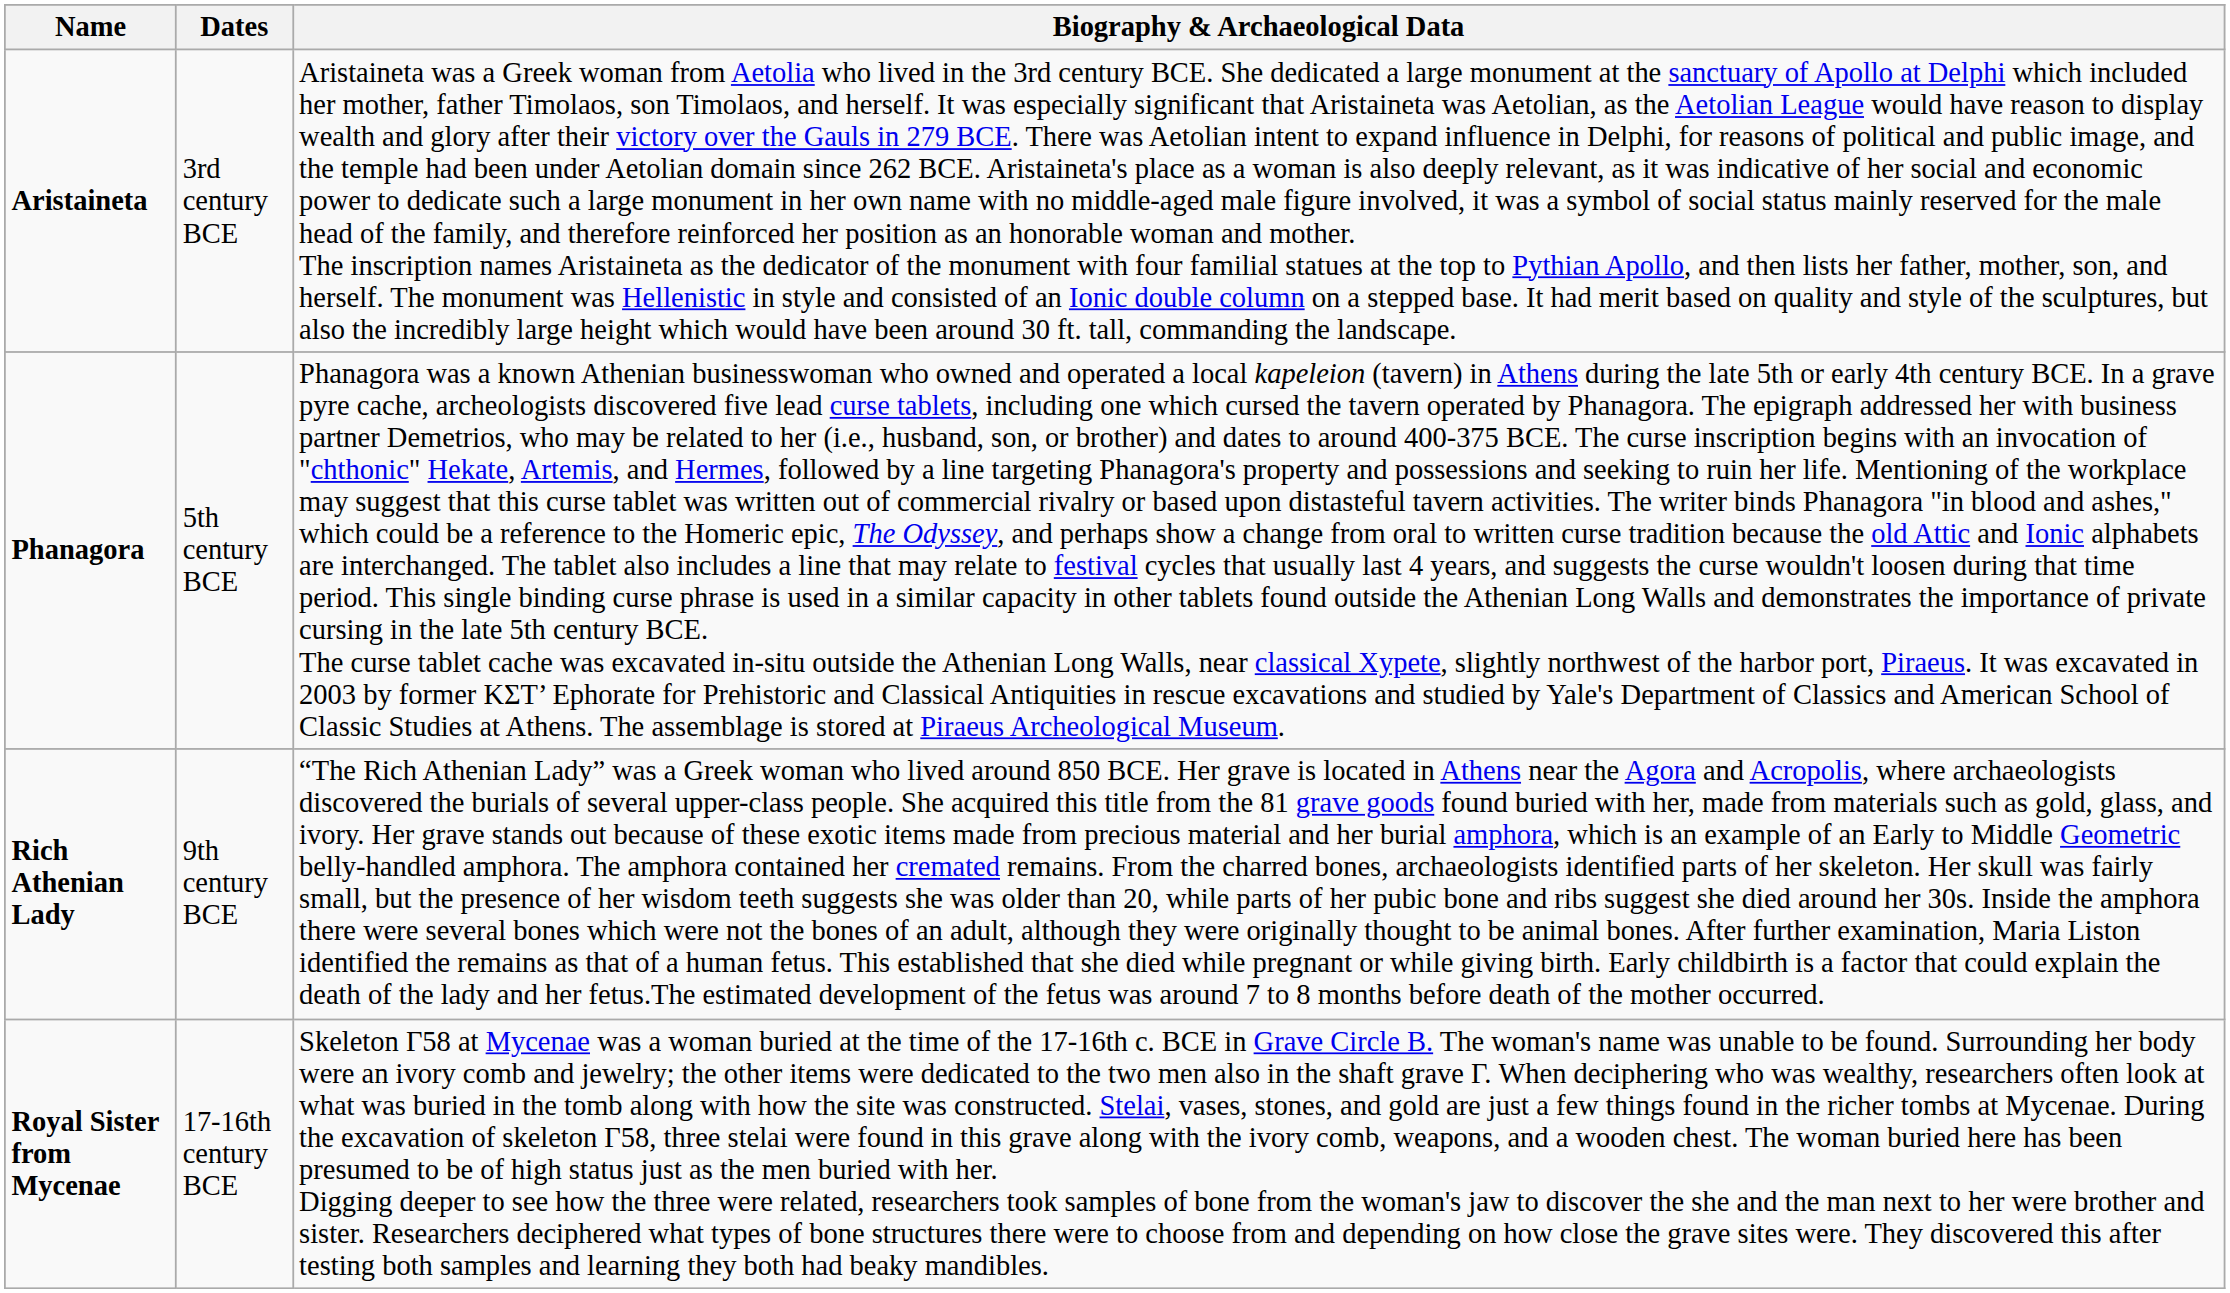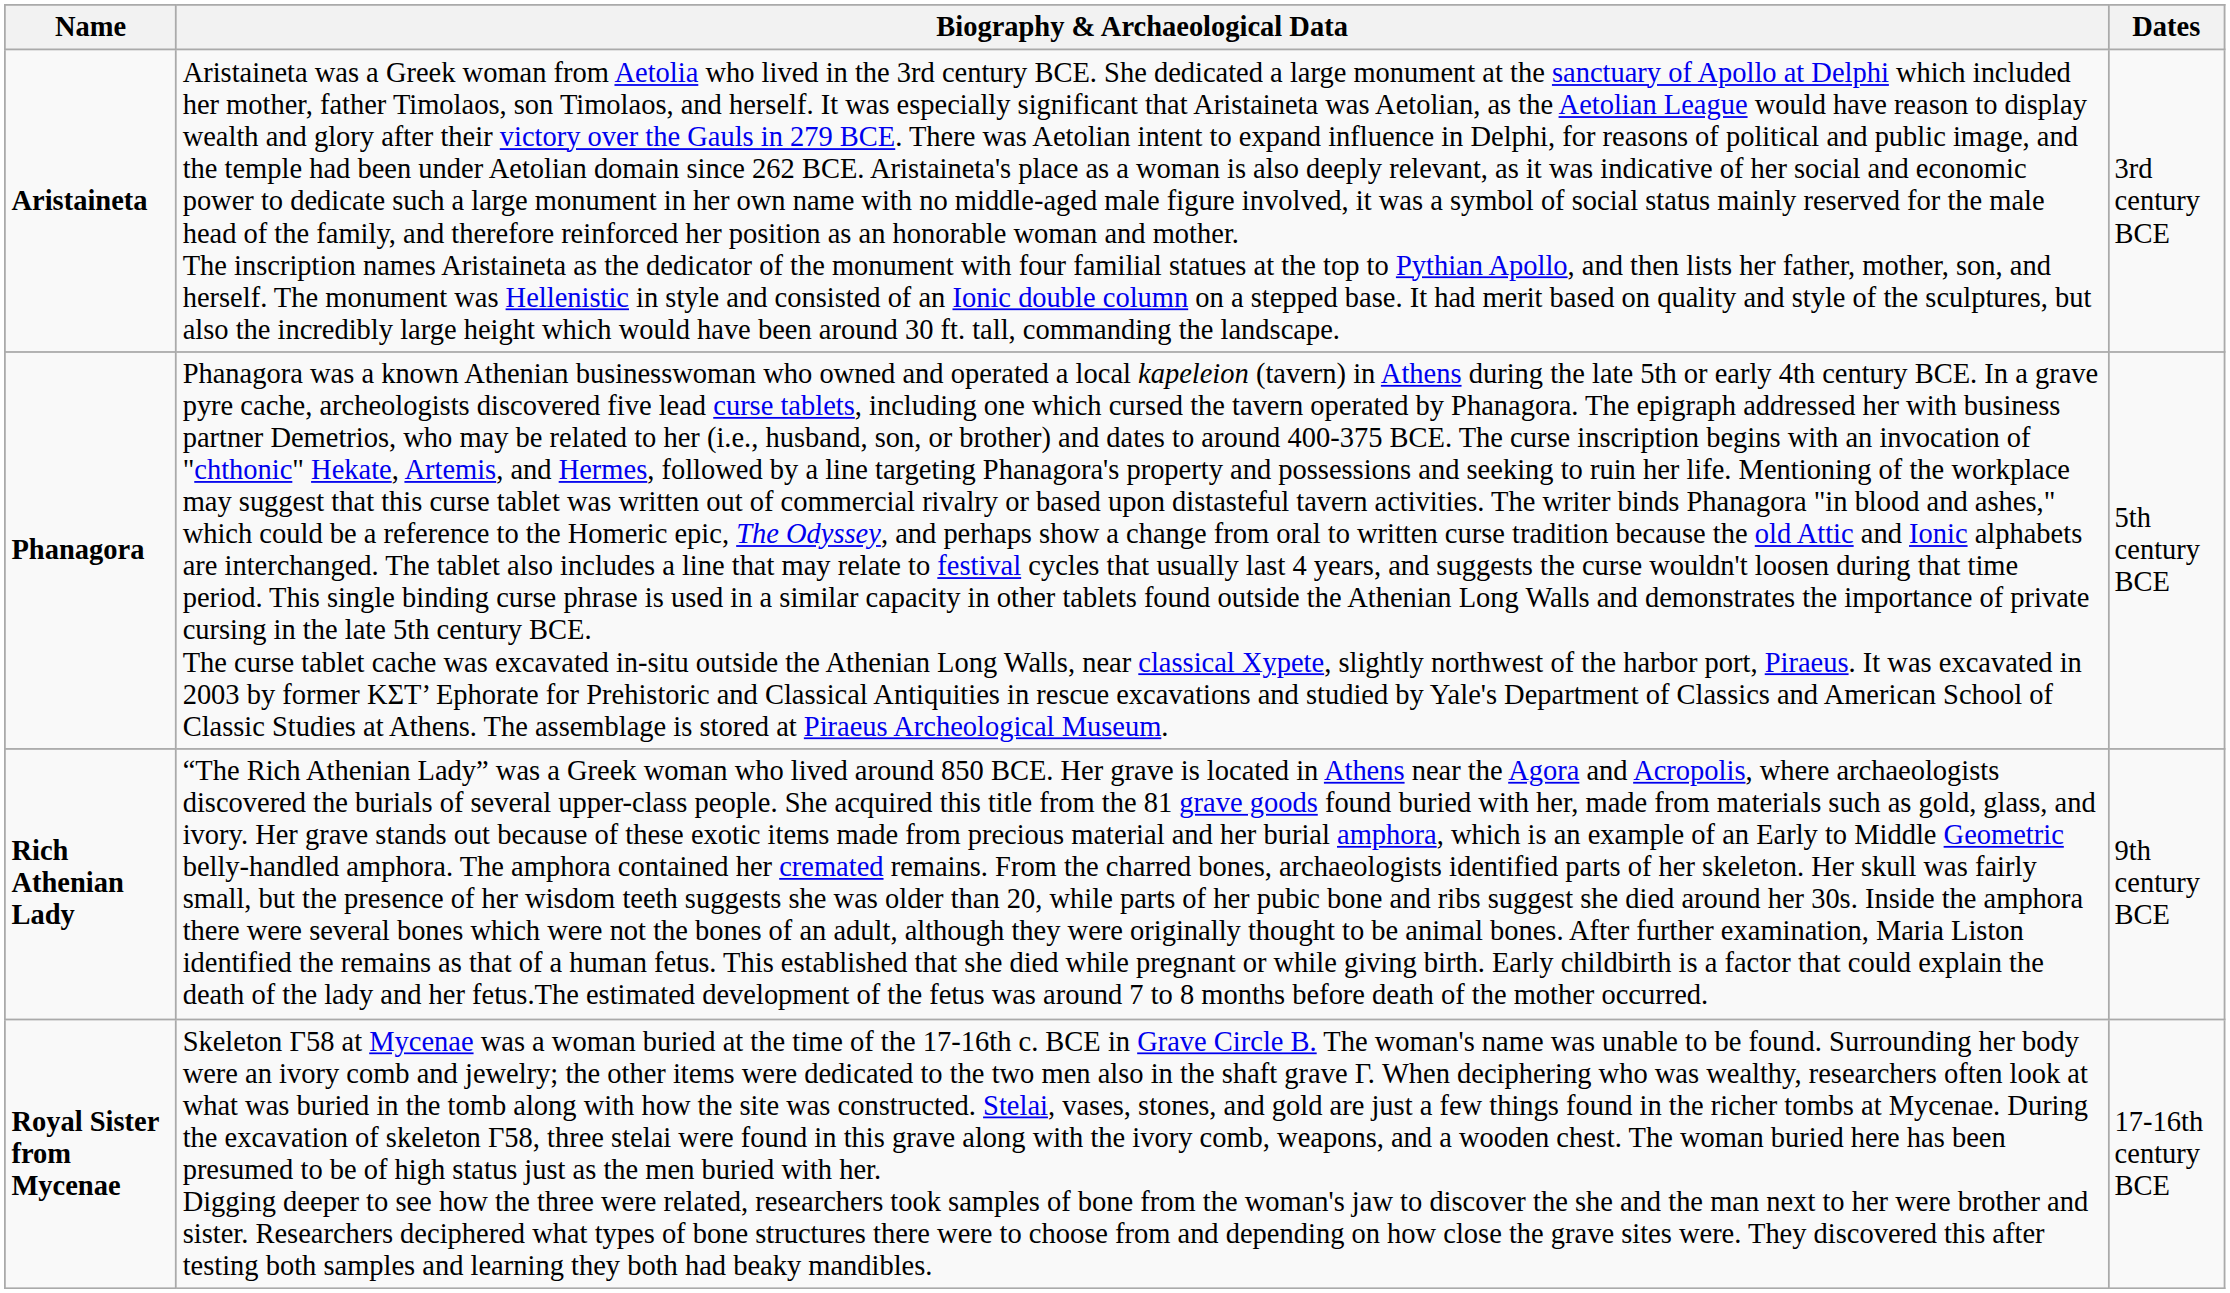columns swapped: (234, 27) <-> (1259, 27)
